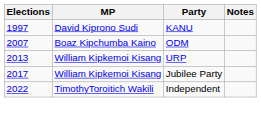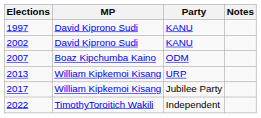+ row: (17, 43)
